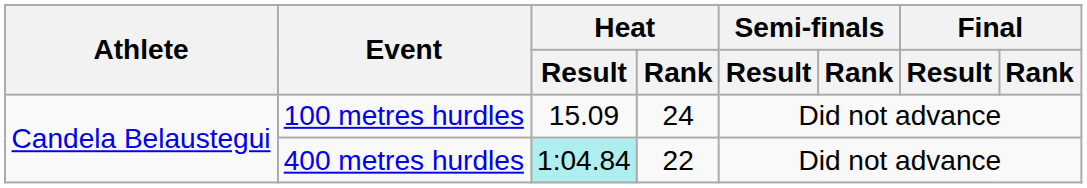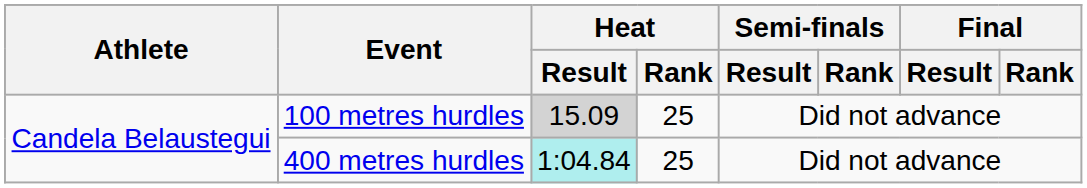(584, 116) no background -> (584, 116) lightgrey background
(678, 116) 24 -> (678, 116) 25
(678, 161) 22 -> (678, 161) 25
